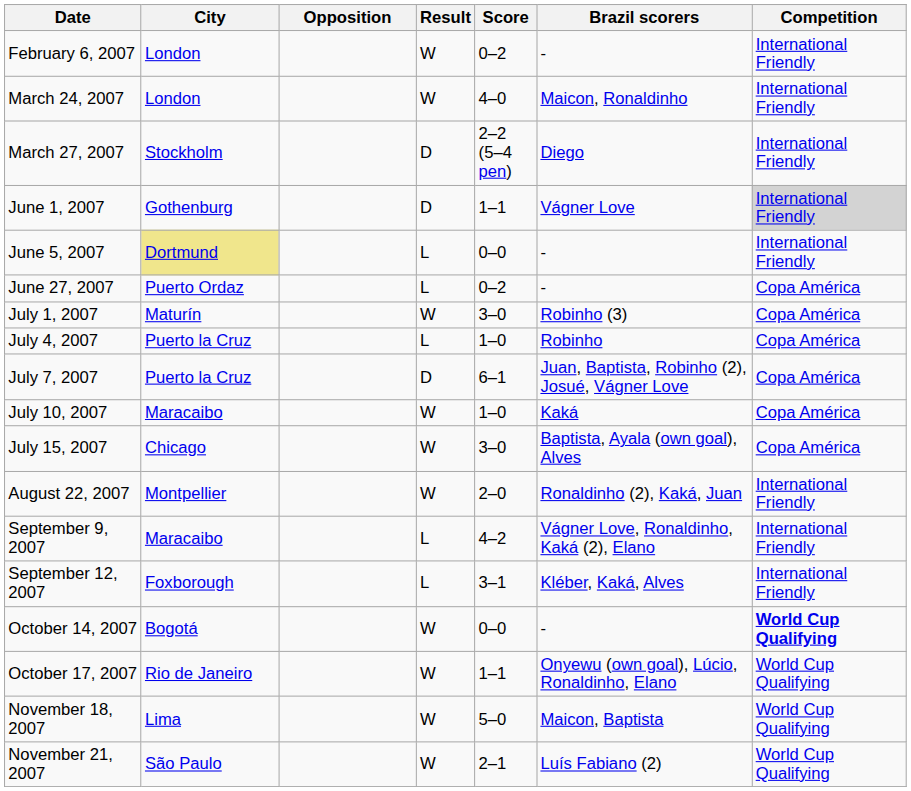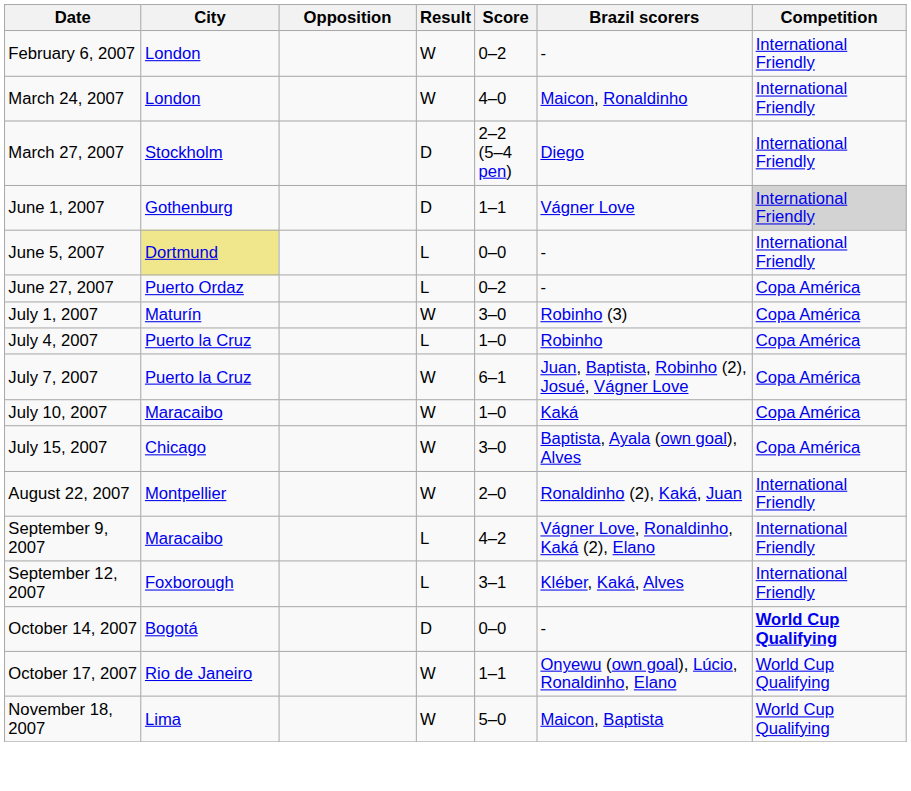(426, 376) D -> (428, 376) W
(428, 628) W -> (426, 628) D
- row: (61, 764)
